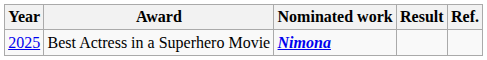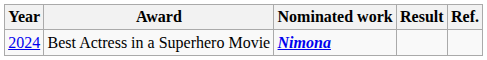(24, 42) 2025 -> (24, 42) 2024
